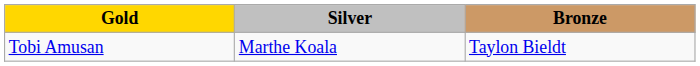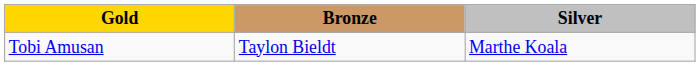columns swapped: (350, 18) <-> (580, 18)
